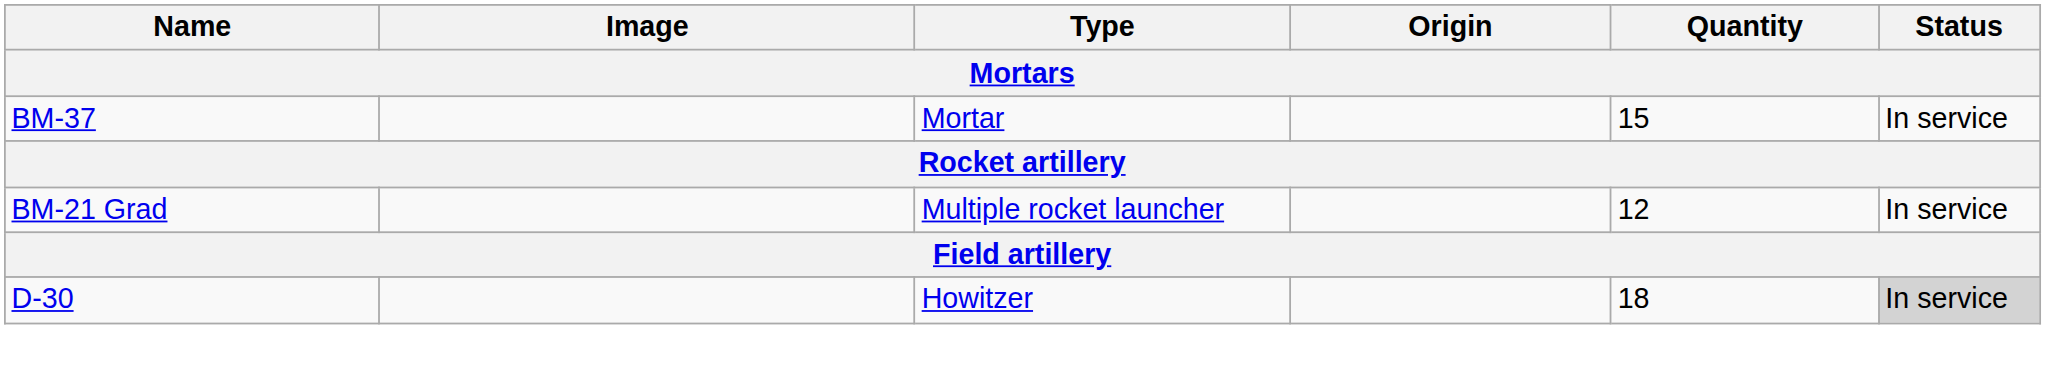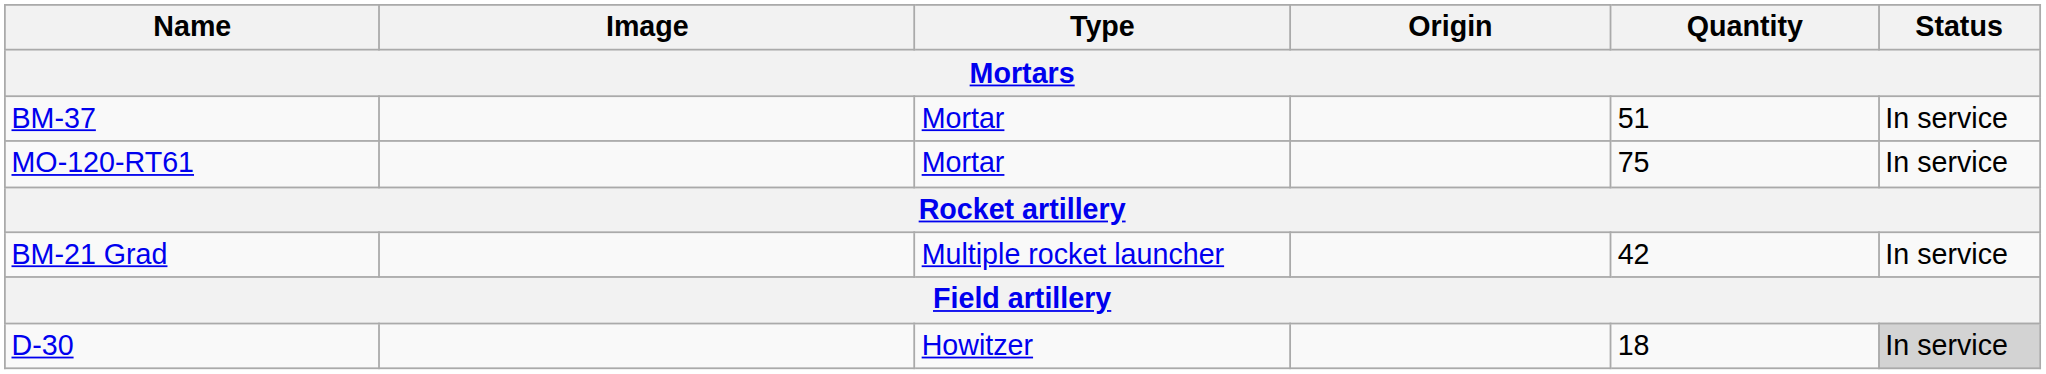(1634, 118) 15 -> (1634, 118) 51
+ row: (103, 163)
(1634, 208) 12 -> (1634, 254) 42
